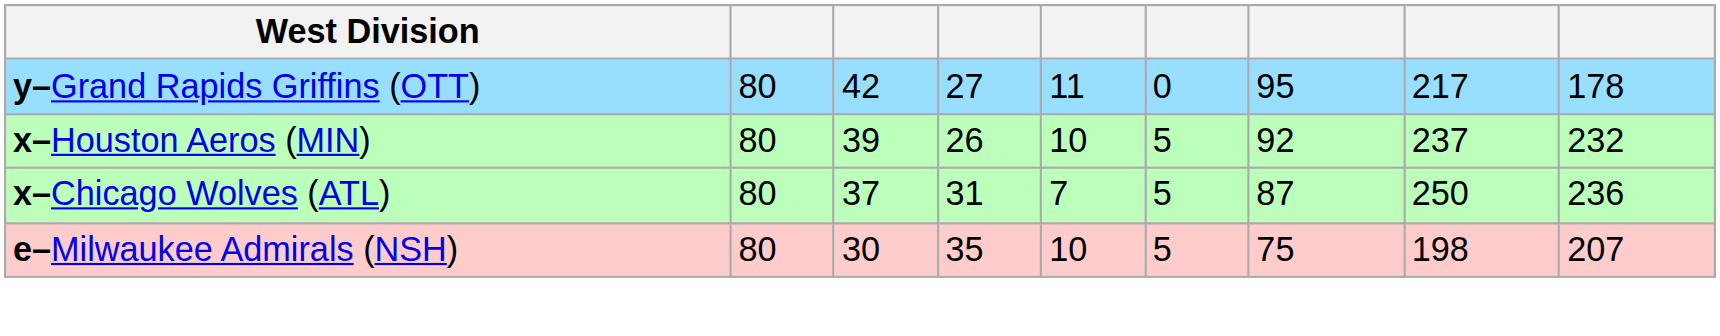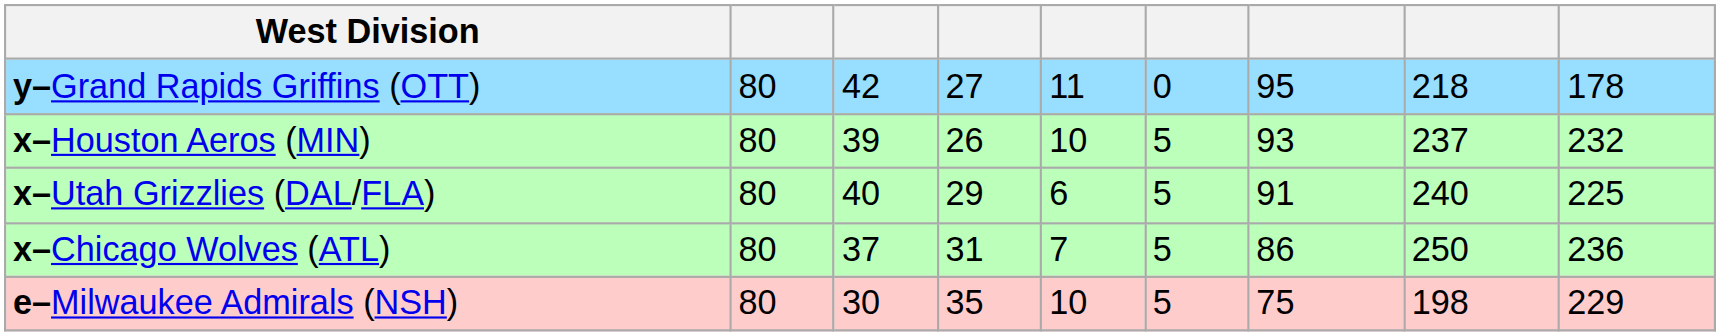(1440, 85) 217 -> (1440, 85) 218
(1275, 140) 92 -> (1275, 140) 93
+ row: (224, 194)
(1275, 194) 87 -> (1275, 248) 86
(1596, 248) 207 -> (1596, 303) 229
